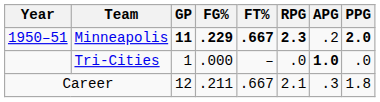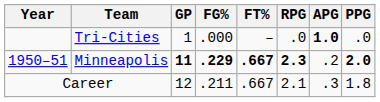rows swapped: (121, 39) <-> (117, 62)
